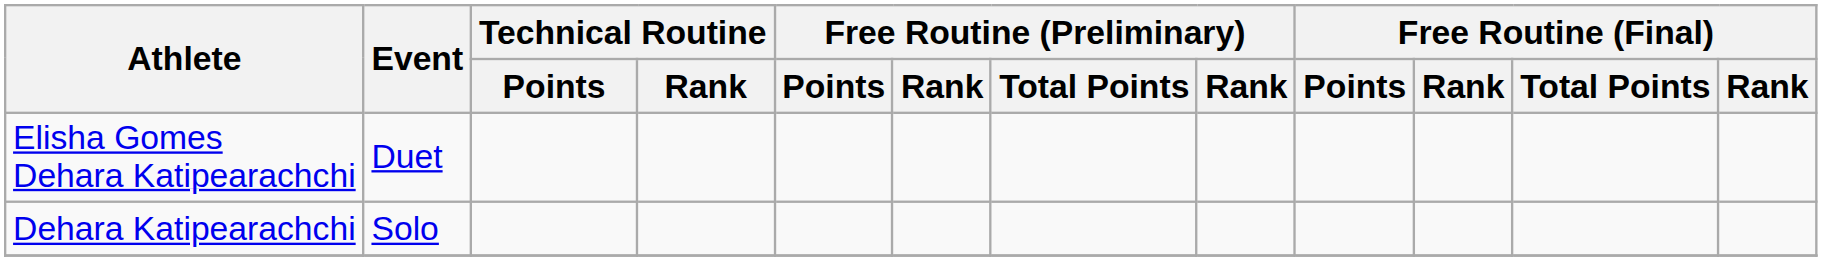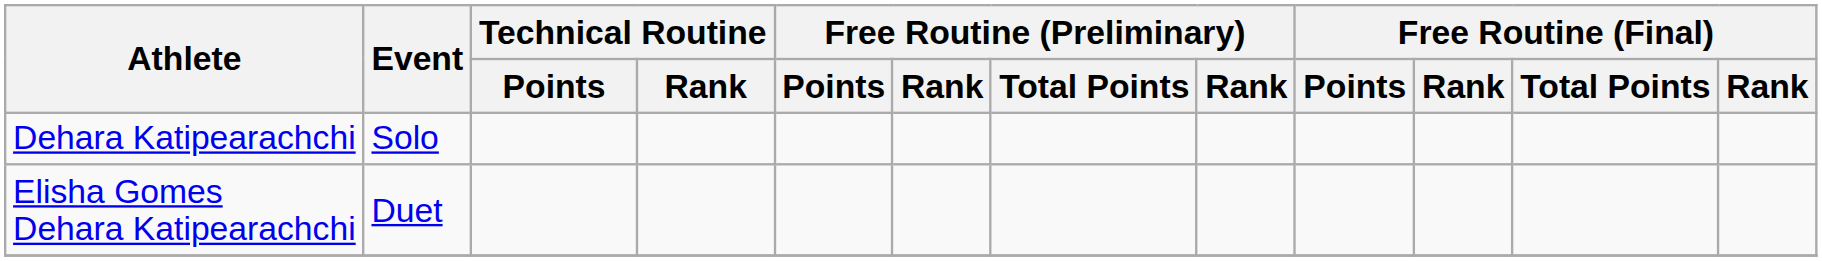rows swapped: (184, 229) <-> (184, 157)
